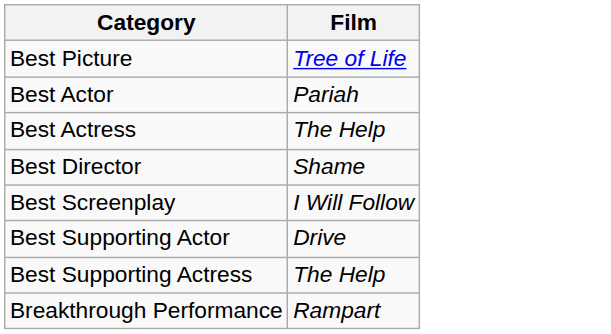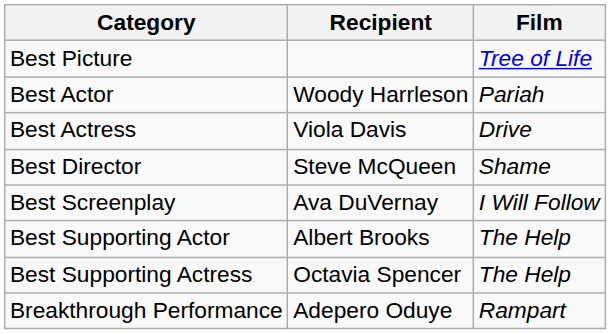+ column: (381, 22)
(339, 130) The Help -> (505, 130) Drive
(320, 238) Drive -> (525, 238) The Help
